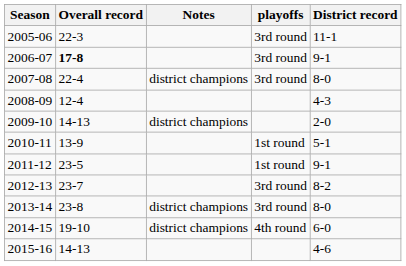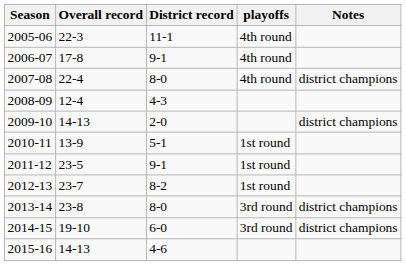columns swapped: (355, 15) <-> (199, 15)
(281, 36) 3rd round -> (266, 36) 4th round
(71, 57) bold -> (71, 57) normal
(281, 57) 3rd round -> (266, 57) 4th round
(281, 79) 3rd round -> (266, 79) 4th round
(281, 185) 3rd round -> (265, 185) 1st round
(280, 228) 4th round -> (266, 228) 3rd round
